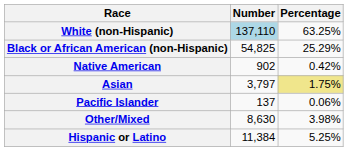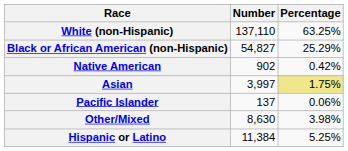(255, 31) lightblue background -> (255, 31) no background
(258, 48) 54,825 -> (258, 48) 54,827
(261, 84) 3,797 -> (261, 84) 3,997
